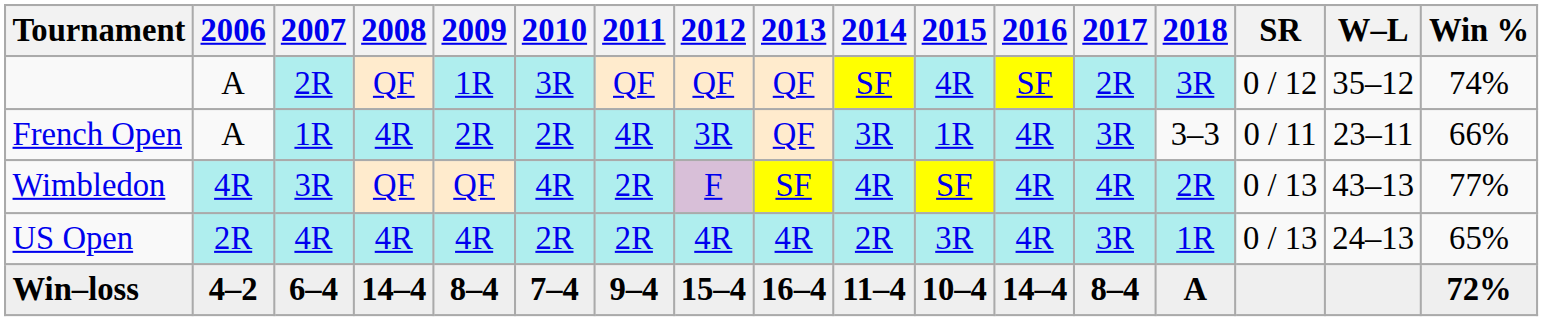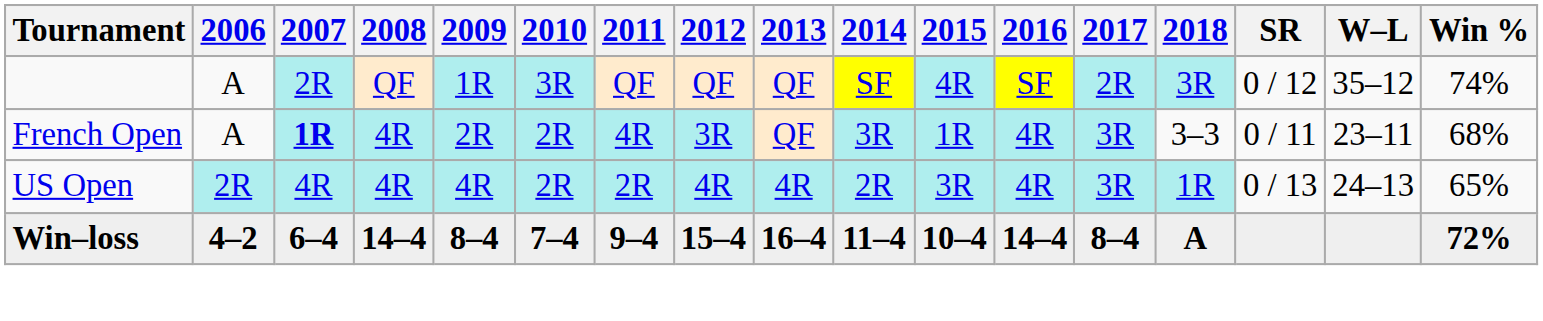(313, 133) normal -> (313, 133) bold
(1479, 133) 66% -> (1479, 133) 68%
- row: (89, 185)
